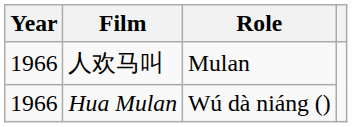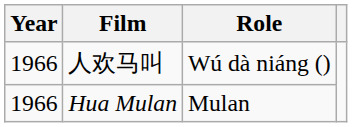(219, 63) Mulan -> (259, 63) Wú dà niáng ()
(259, 102) Wú dà niáng () -> (219, 102) Mulan
